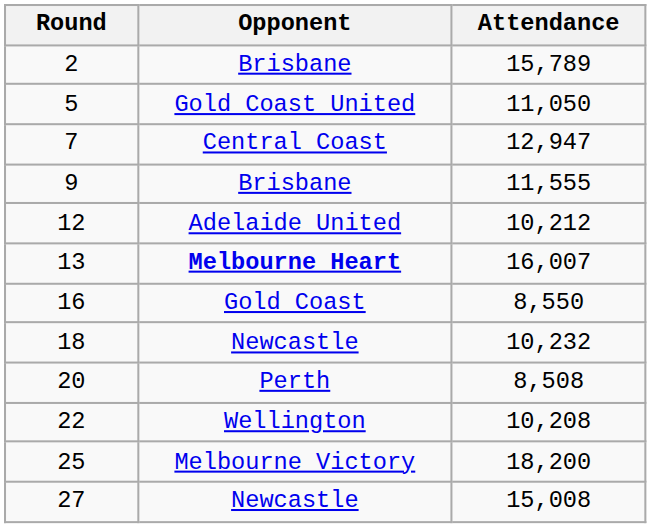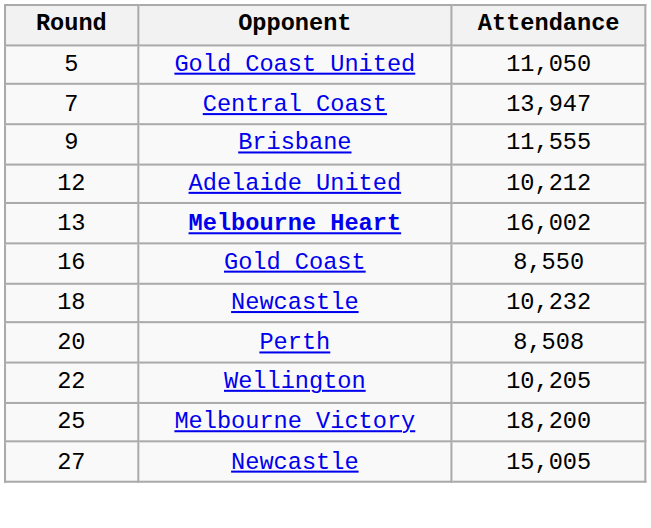- row: (71, 64)
(549, 144) 12,947 -> (549, 104) 13,947
(549, 263) 16,007 -> (549, 223) 16,002
(549, 422) 10,208 -> (549, 382) 10,205
(549, 501) 15,008 -> (549, 461) 15,005
